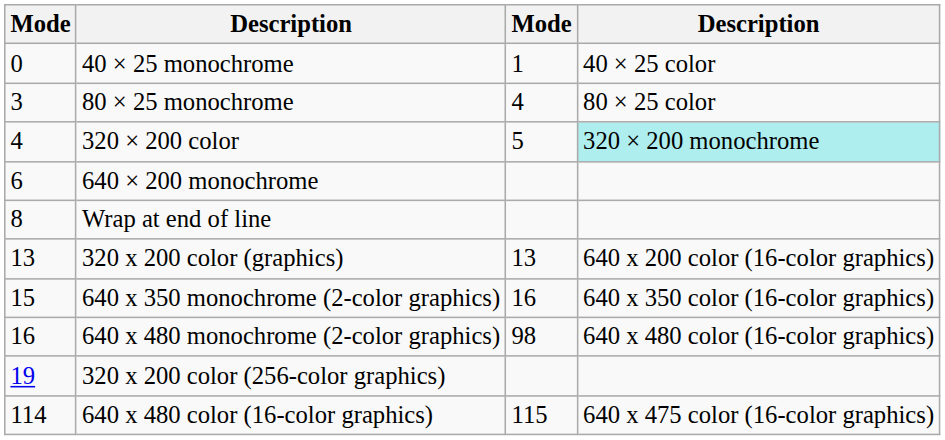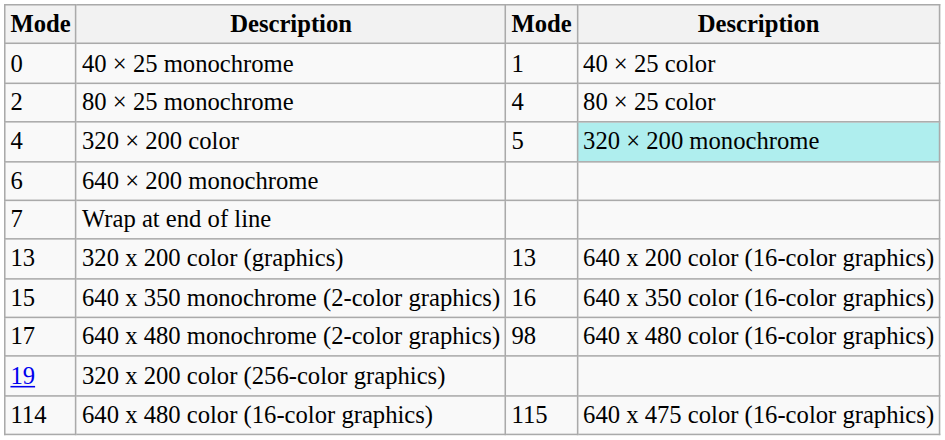(17, 102) 3 -> (17, 102) 2
(17, 219) 8 -> (17, 219) 7
(23, 336) 16 -> (23, 336) 17
